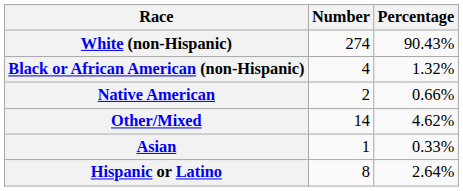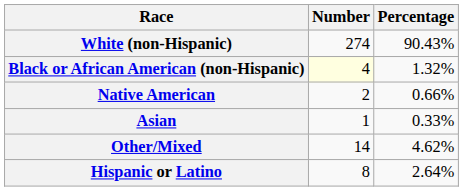(366, 69) no background -> (366, 69) lightyellow background
rows swapped: (156, 146) <-> (156, 120)
